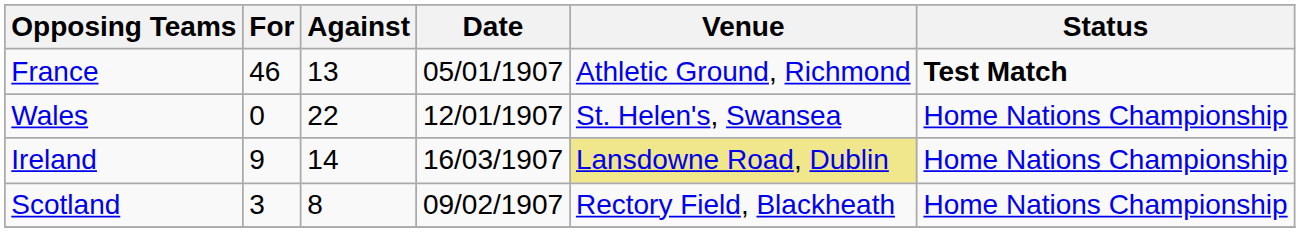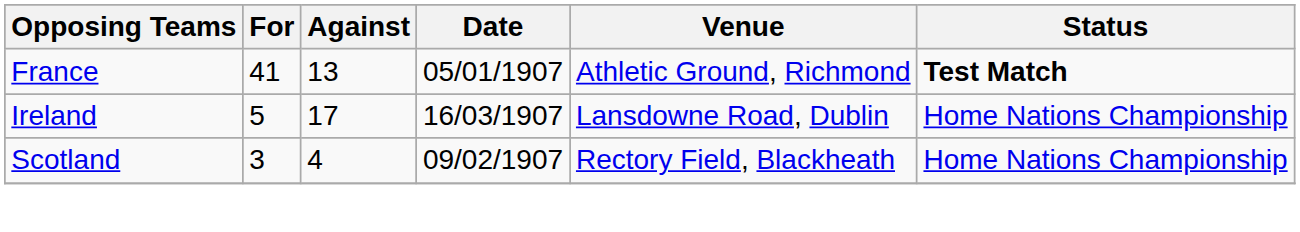(265, 71) 46 -> (265, 71) 41
- row: (50, 115)
(257, 159) 9 -> (257, 115) 5
(323, 159) 14 -> (323, 115) 17
(732, 159) khaki background -> (732, 115) no background
(315, 204) 8 -> (315, 159) 4
